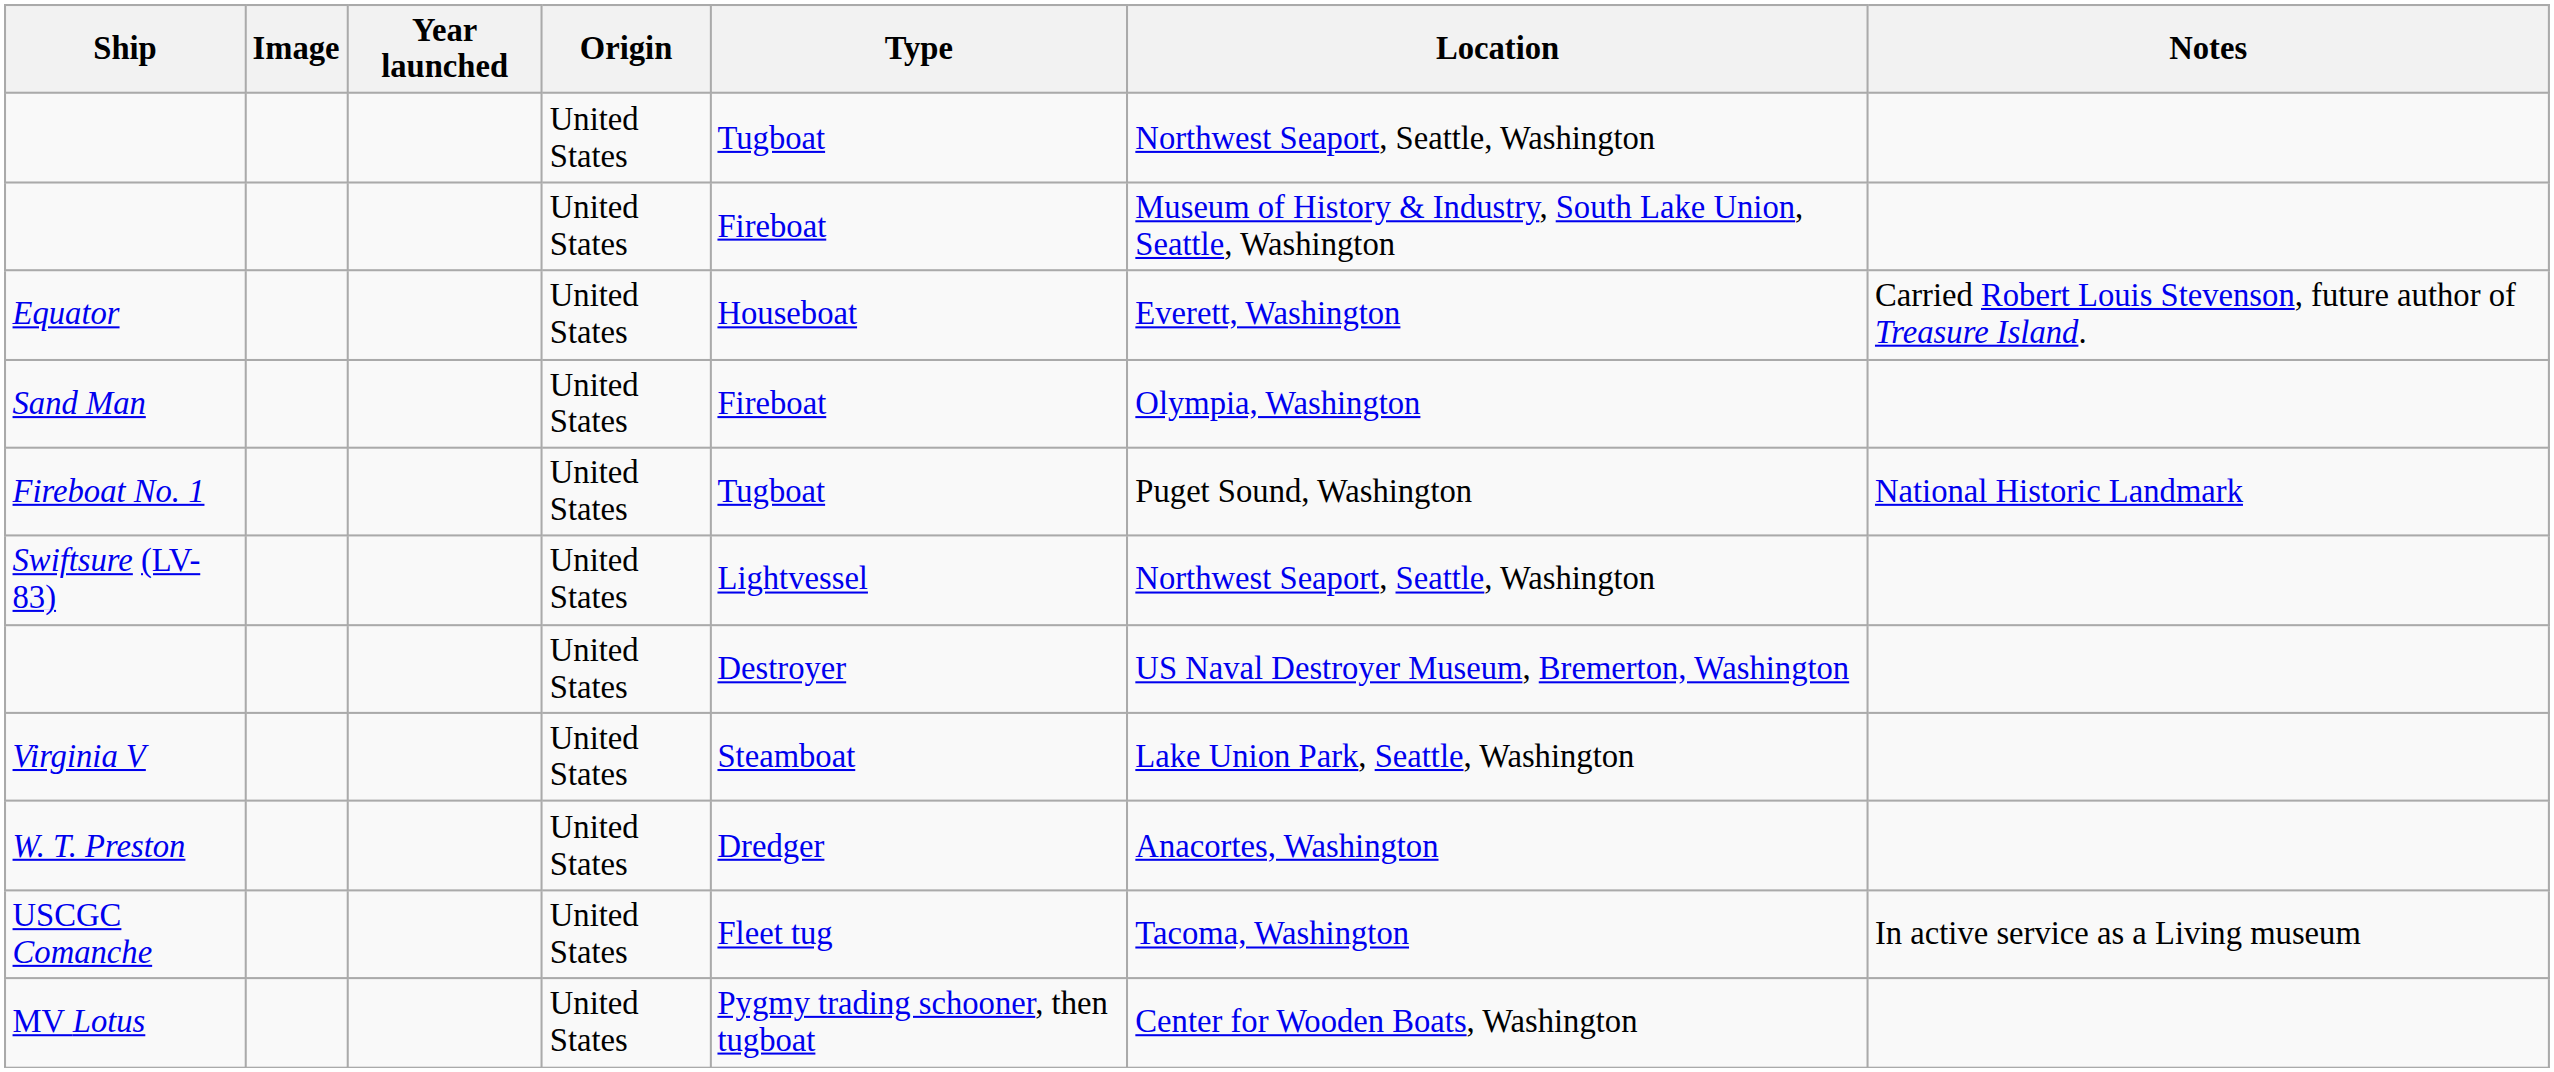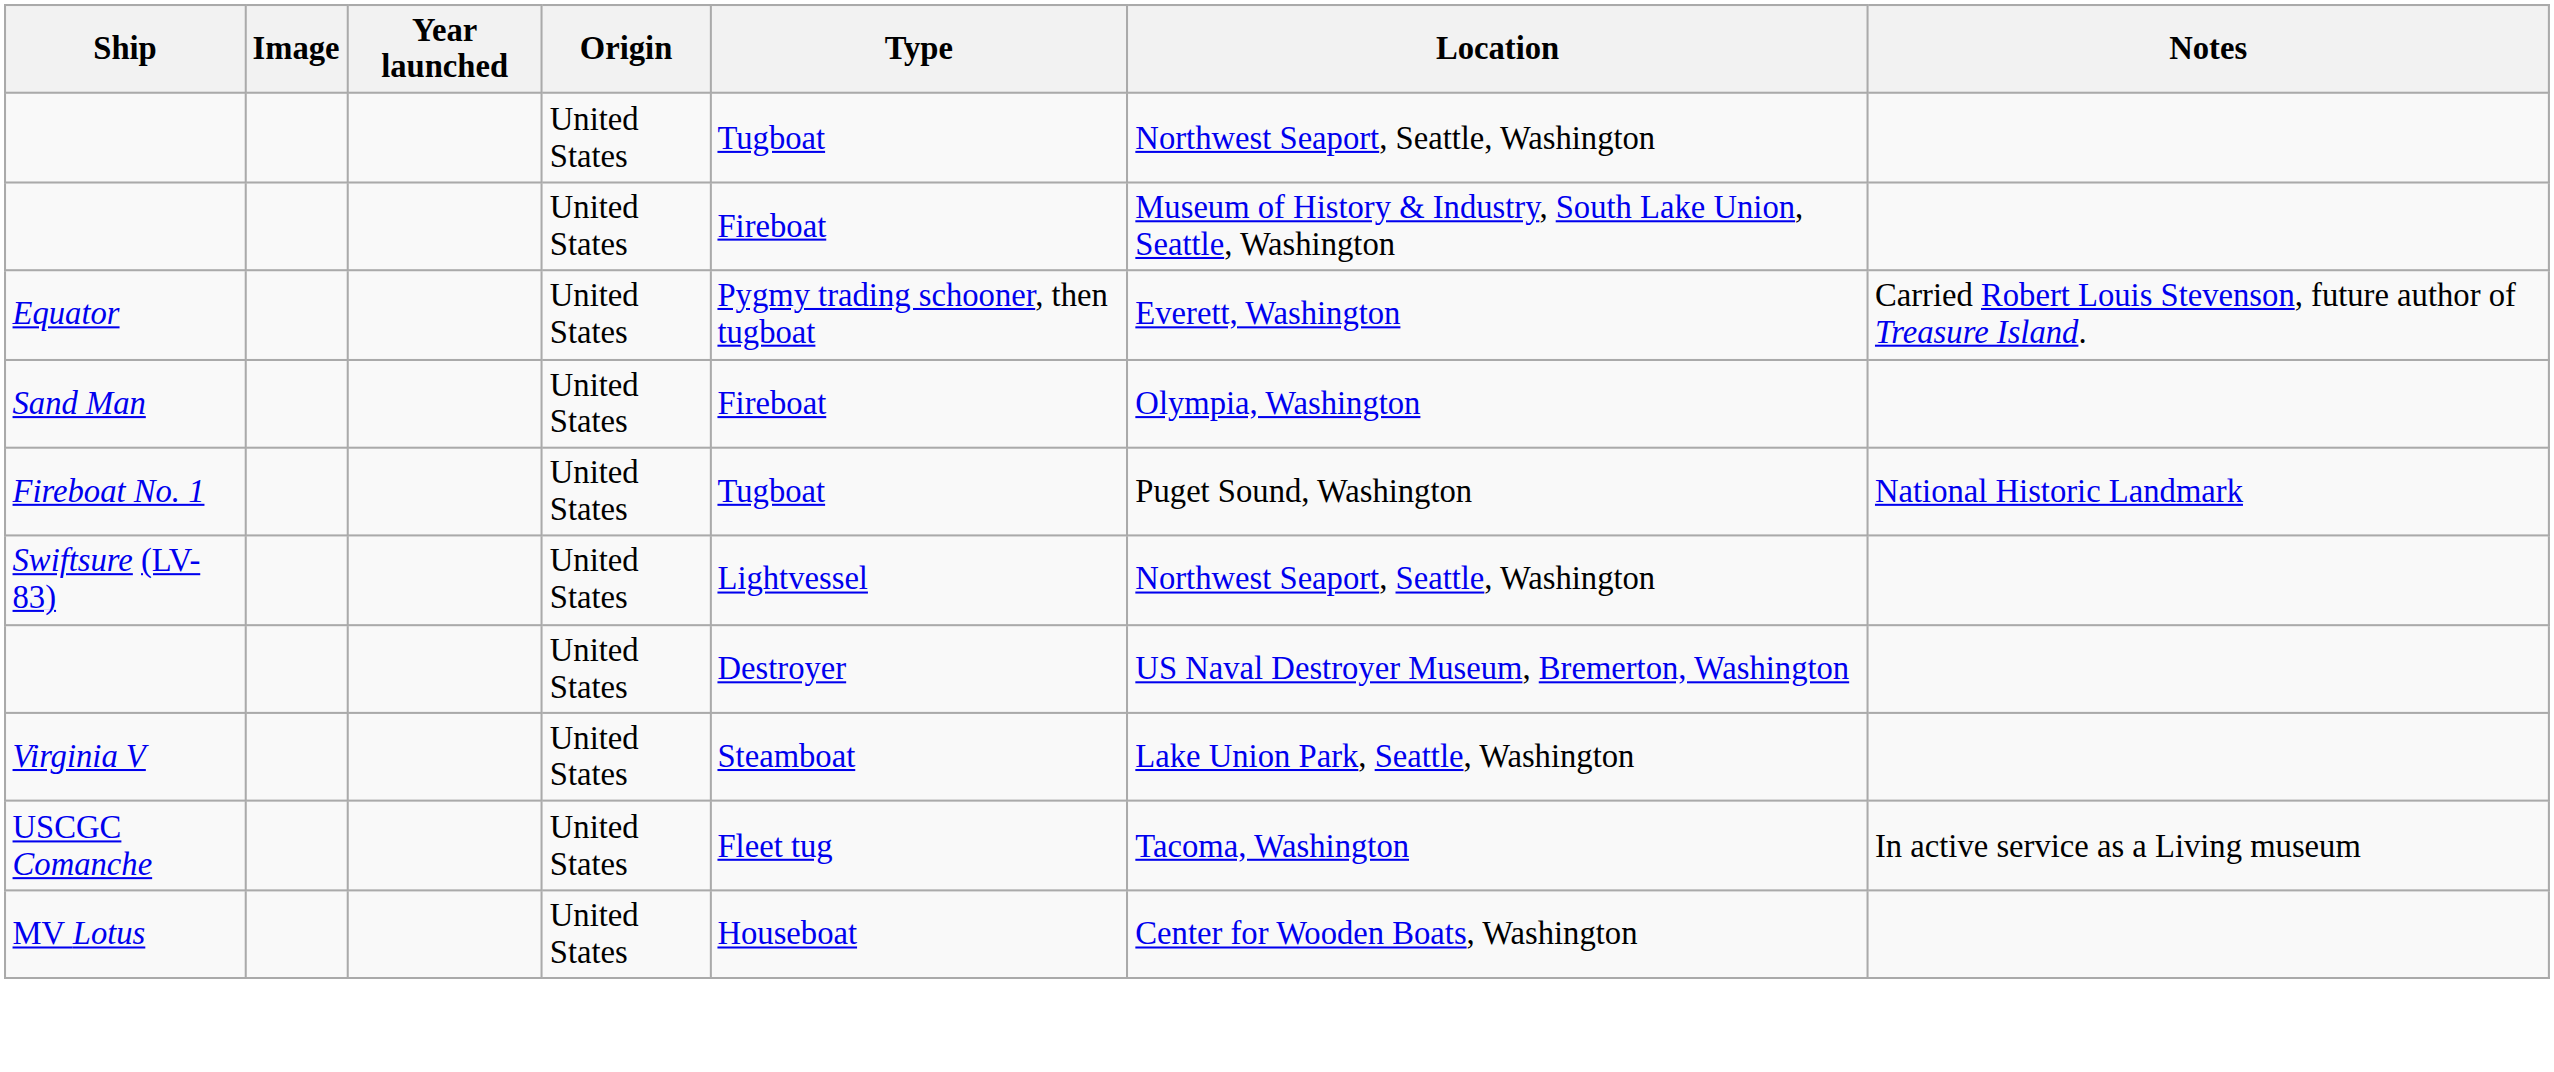(787, 314) Houseboat -> (913, 314) Pygmy trading schooner, then tugboat
- row: (99, 845)
(913, 1022) Pygmy trading schooner, then tugboat -> (787, 933) Houseboat
